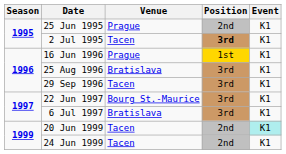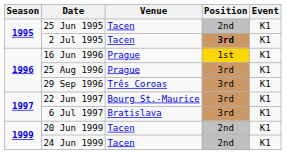(124, 27) Prague -> (121, 27) Tacen
(135, 70) Bratislava -> (124, 70) Prague
(121, 85) Tacen -> (137, 85) Três Coroas
(265, 128) paleturquoise background -> (265, 128) no background
